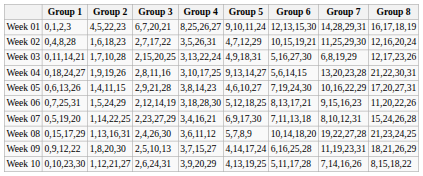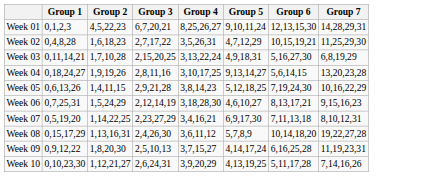- column: (394, 12)
(243, 88) 4,6,10,27 -> (246, 88) 5,12,18,25
(246, 103) 5,12,18,25 -> (243, 103) 4,6,10,27
